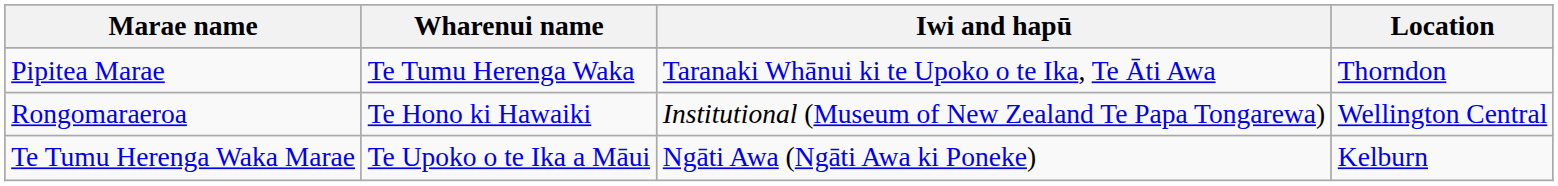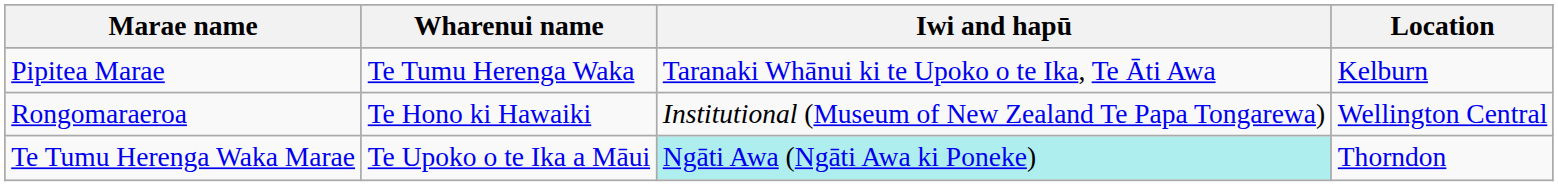(1392, 69) Thorndon -> (1383, 69) Kelburn
(849, 157) no background -> (849, 157) paleturquoise background
(1383, 157) Kelburn -> (1392, 157) Thorndon
